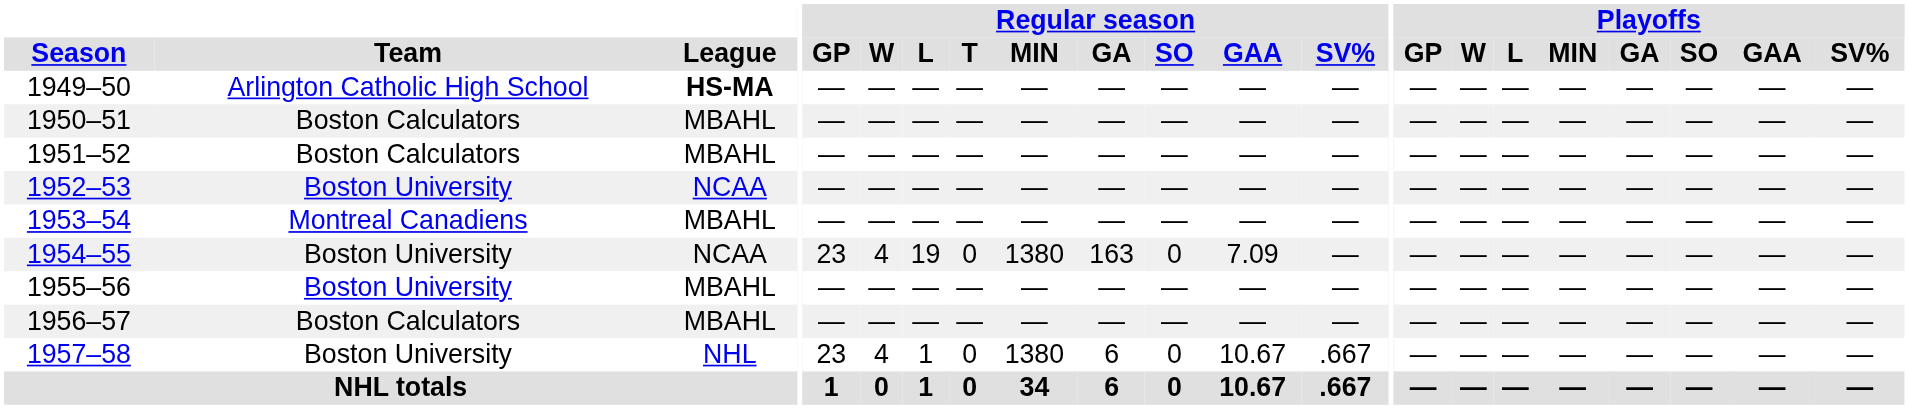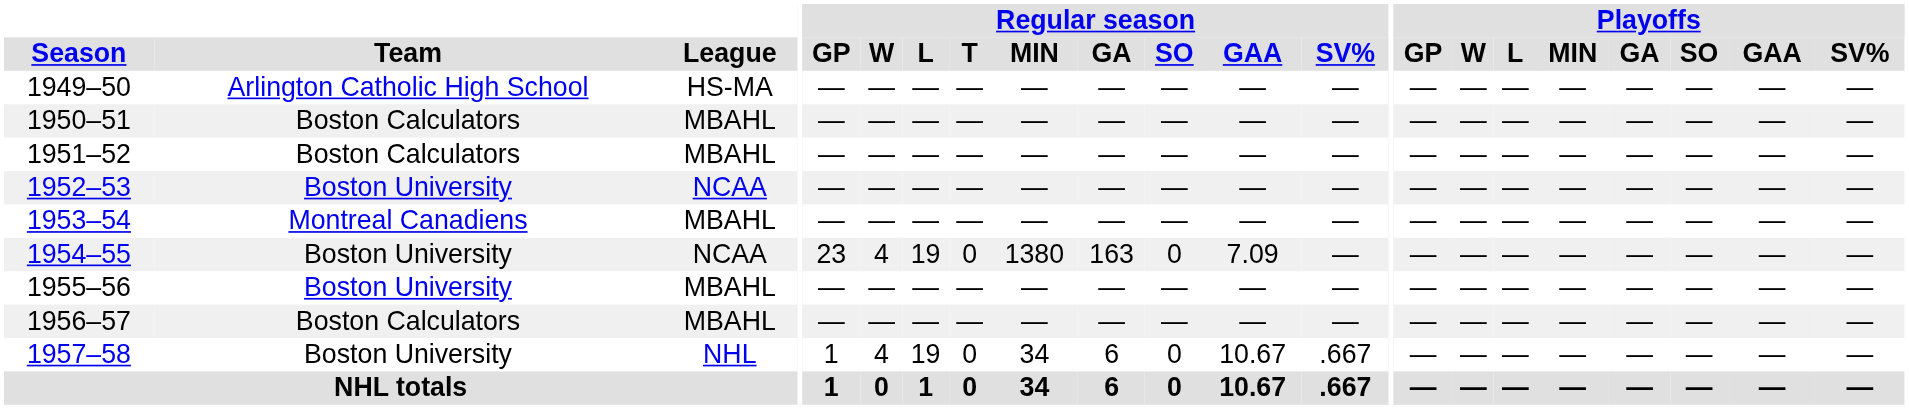(730, 87) bold -> (730, 87) normal
(831, 354) 23 -> (831, 354) 1
(926, 354) 1 -> (926, 354) 19
(1034, 354) 1380 -> (1034, 354) 34
